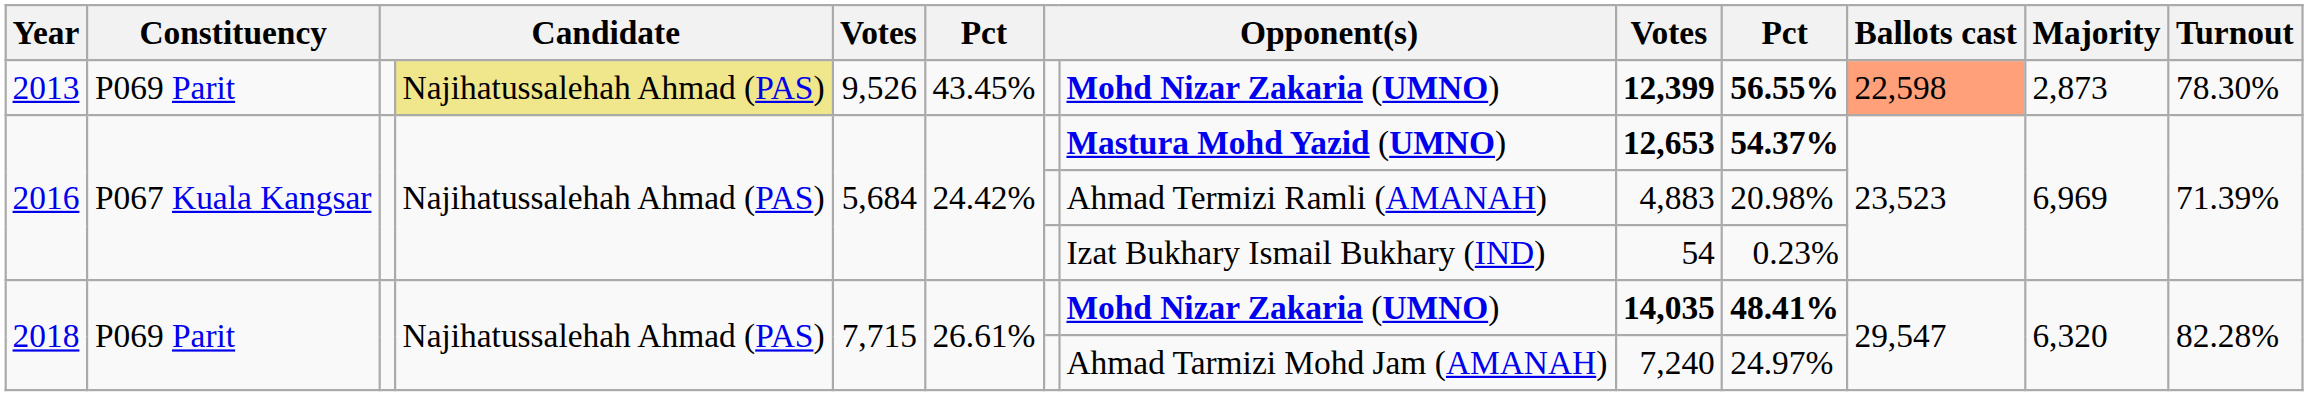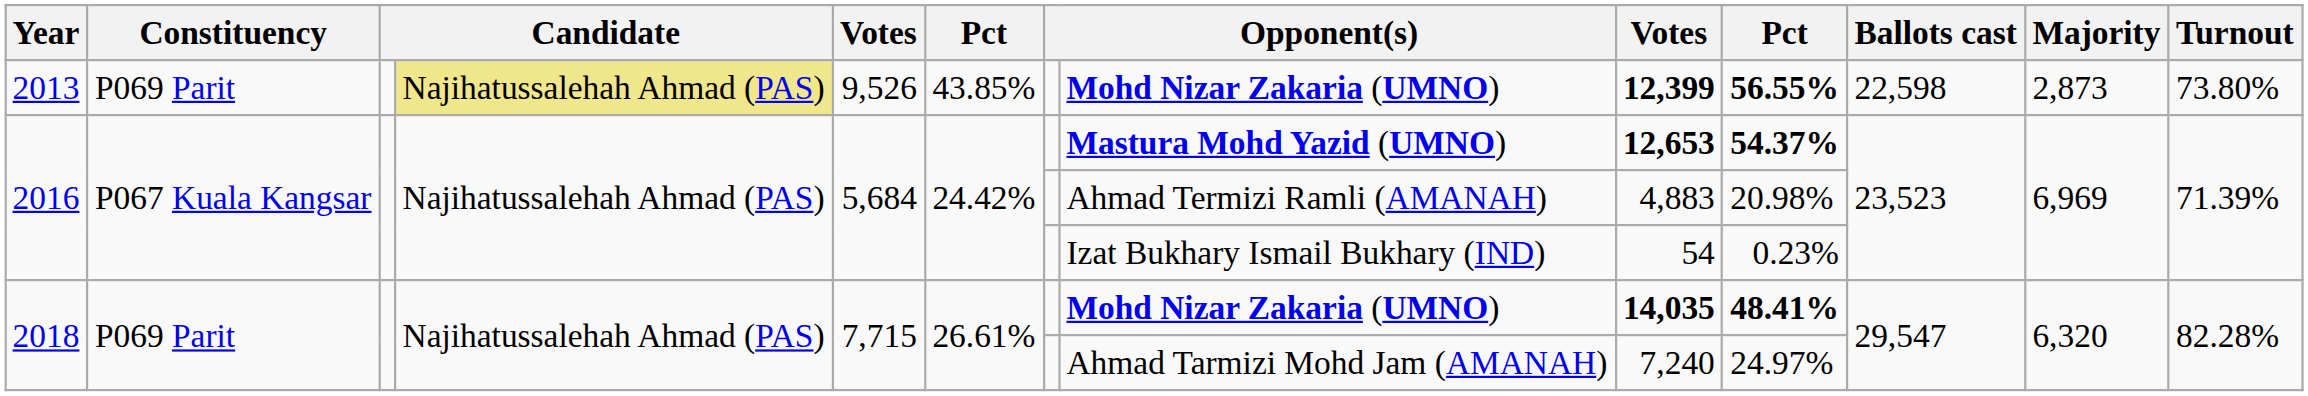(984, 87) 43.45% -> (984, 87) 43.85%
(1900, 87) lightsalmon background -> (1900, 87) no background
(2228, 87) 78.30% -> (2228, 87) 73.80%
